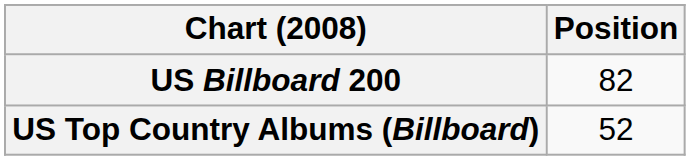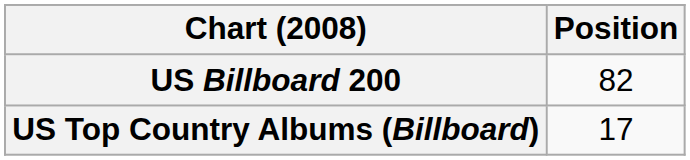(616, 129) 52 -> (616, 129) 17
